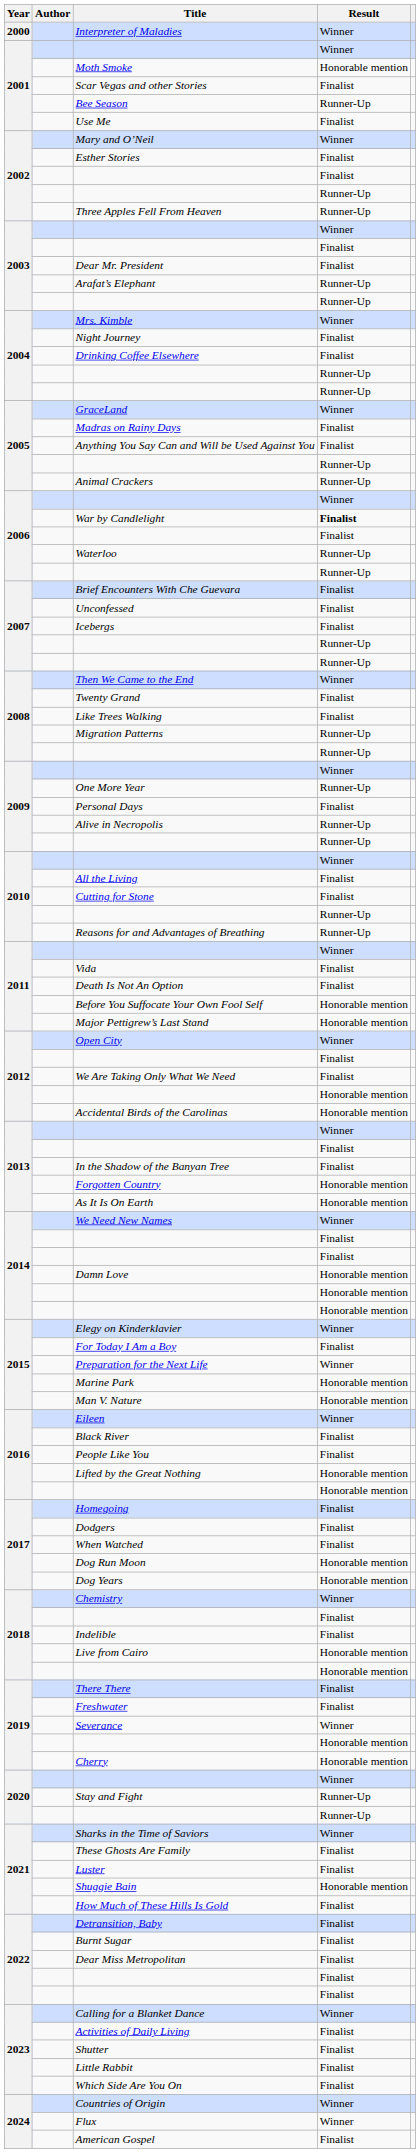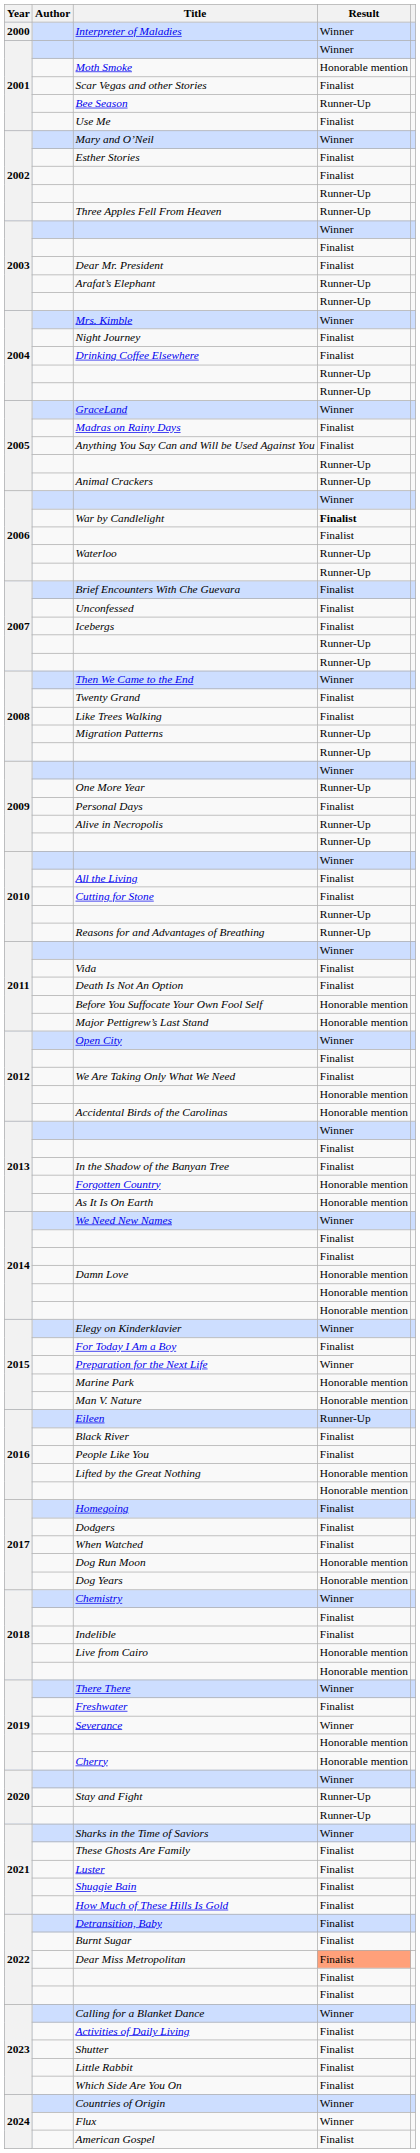(337, 1418) Winner -> (345, 1418) Runner-Up
(337, 1689) Finalist -> (337, 1689) Winner
(364, 1887) Honorable mention -> (337, 1887) Finalist
(337, 1959) no background -> (337, 1959) lightsalmon background
